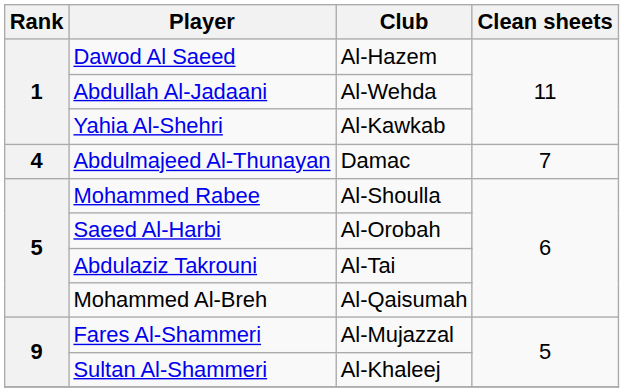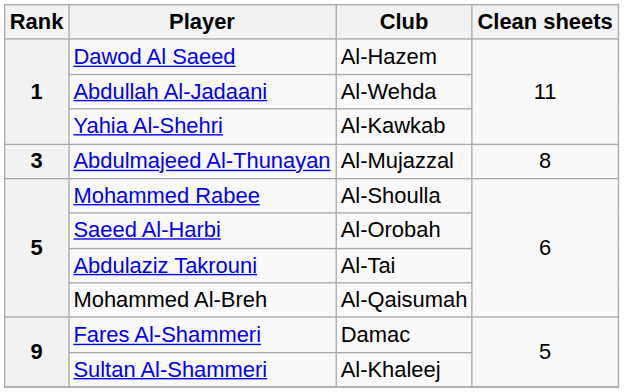(37, 160) 4 -> (37, 160) 3
(375, 160) Damac -> (397, 160) Al-Mujazzal
(545, 160) 7 -> (545, 160) 8
(397, 334) Al-Mujazzal -> (375, 334) Damac
